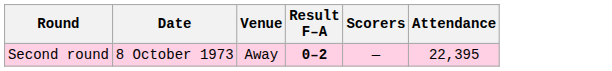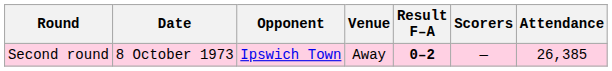+ column: (291, 24)
(454, 55) 22,395 -> (562, 55) 26,385
